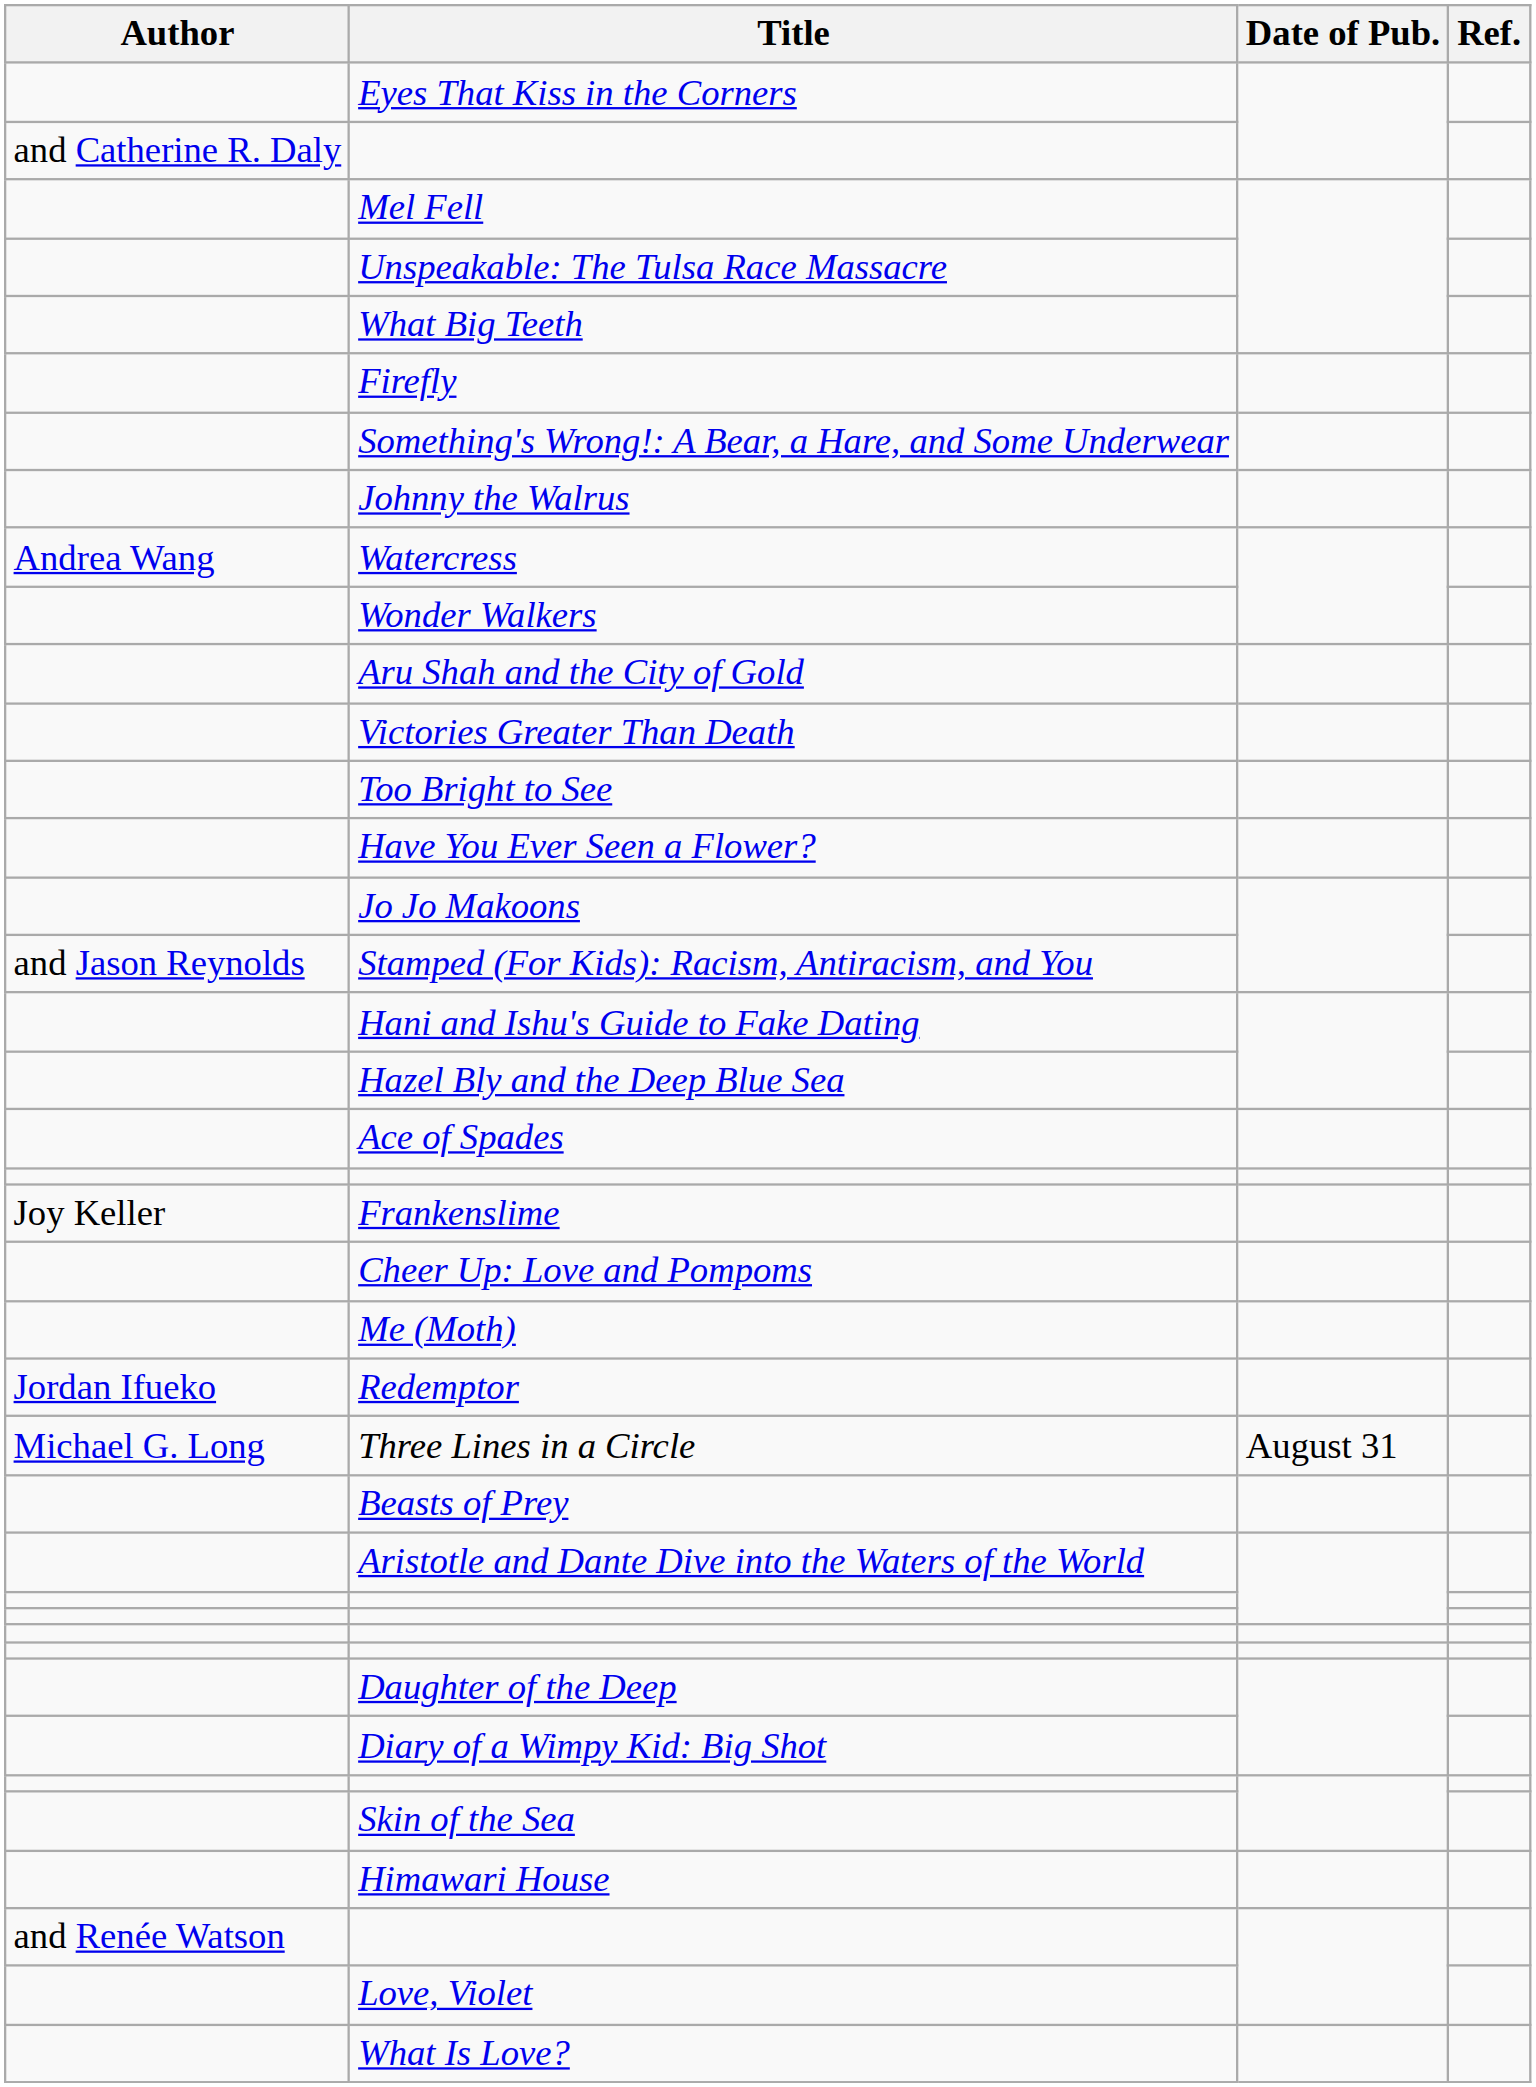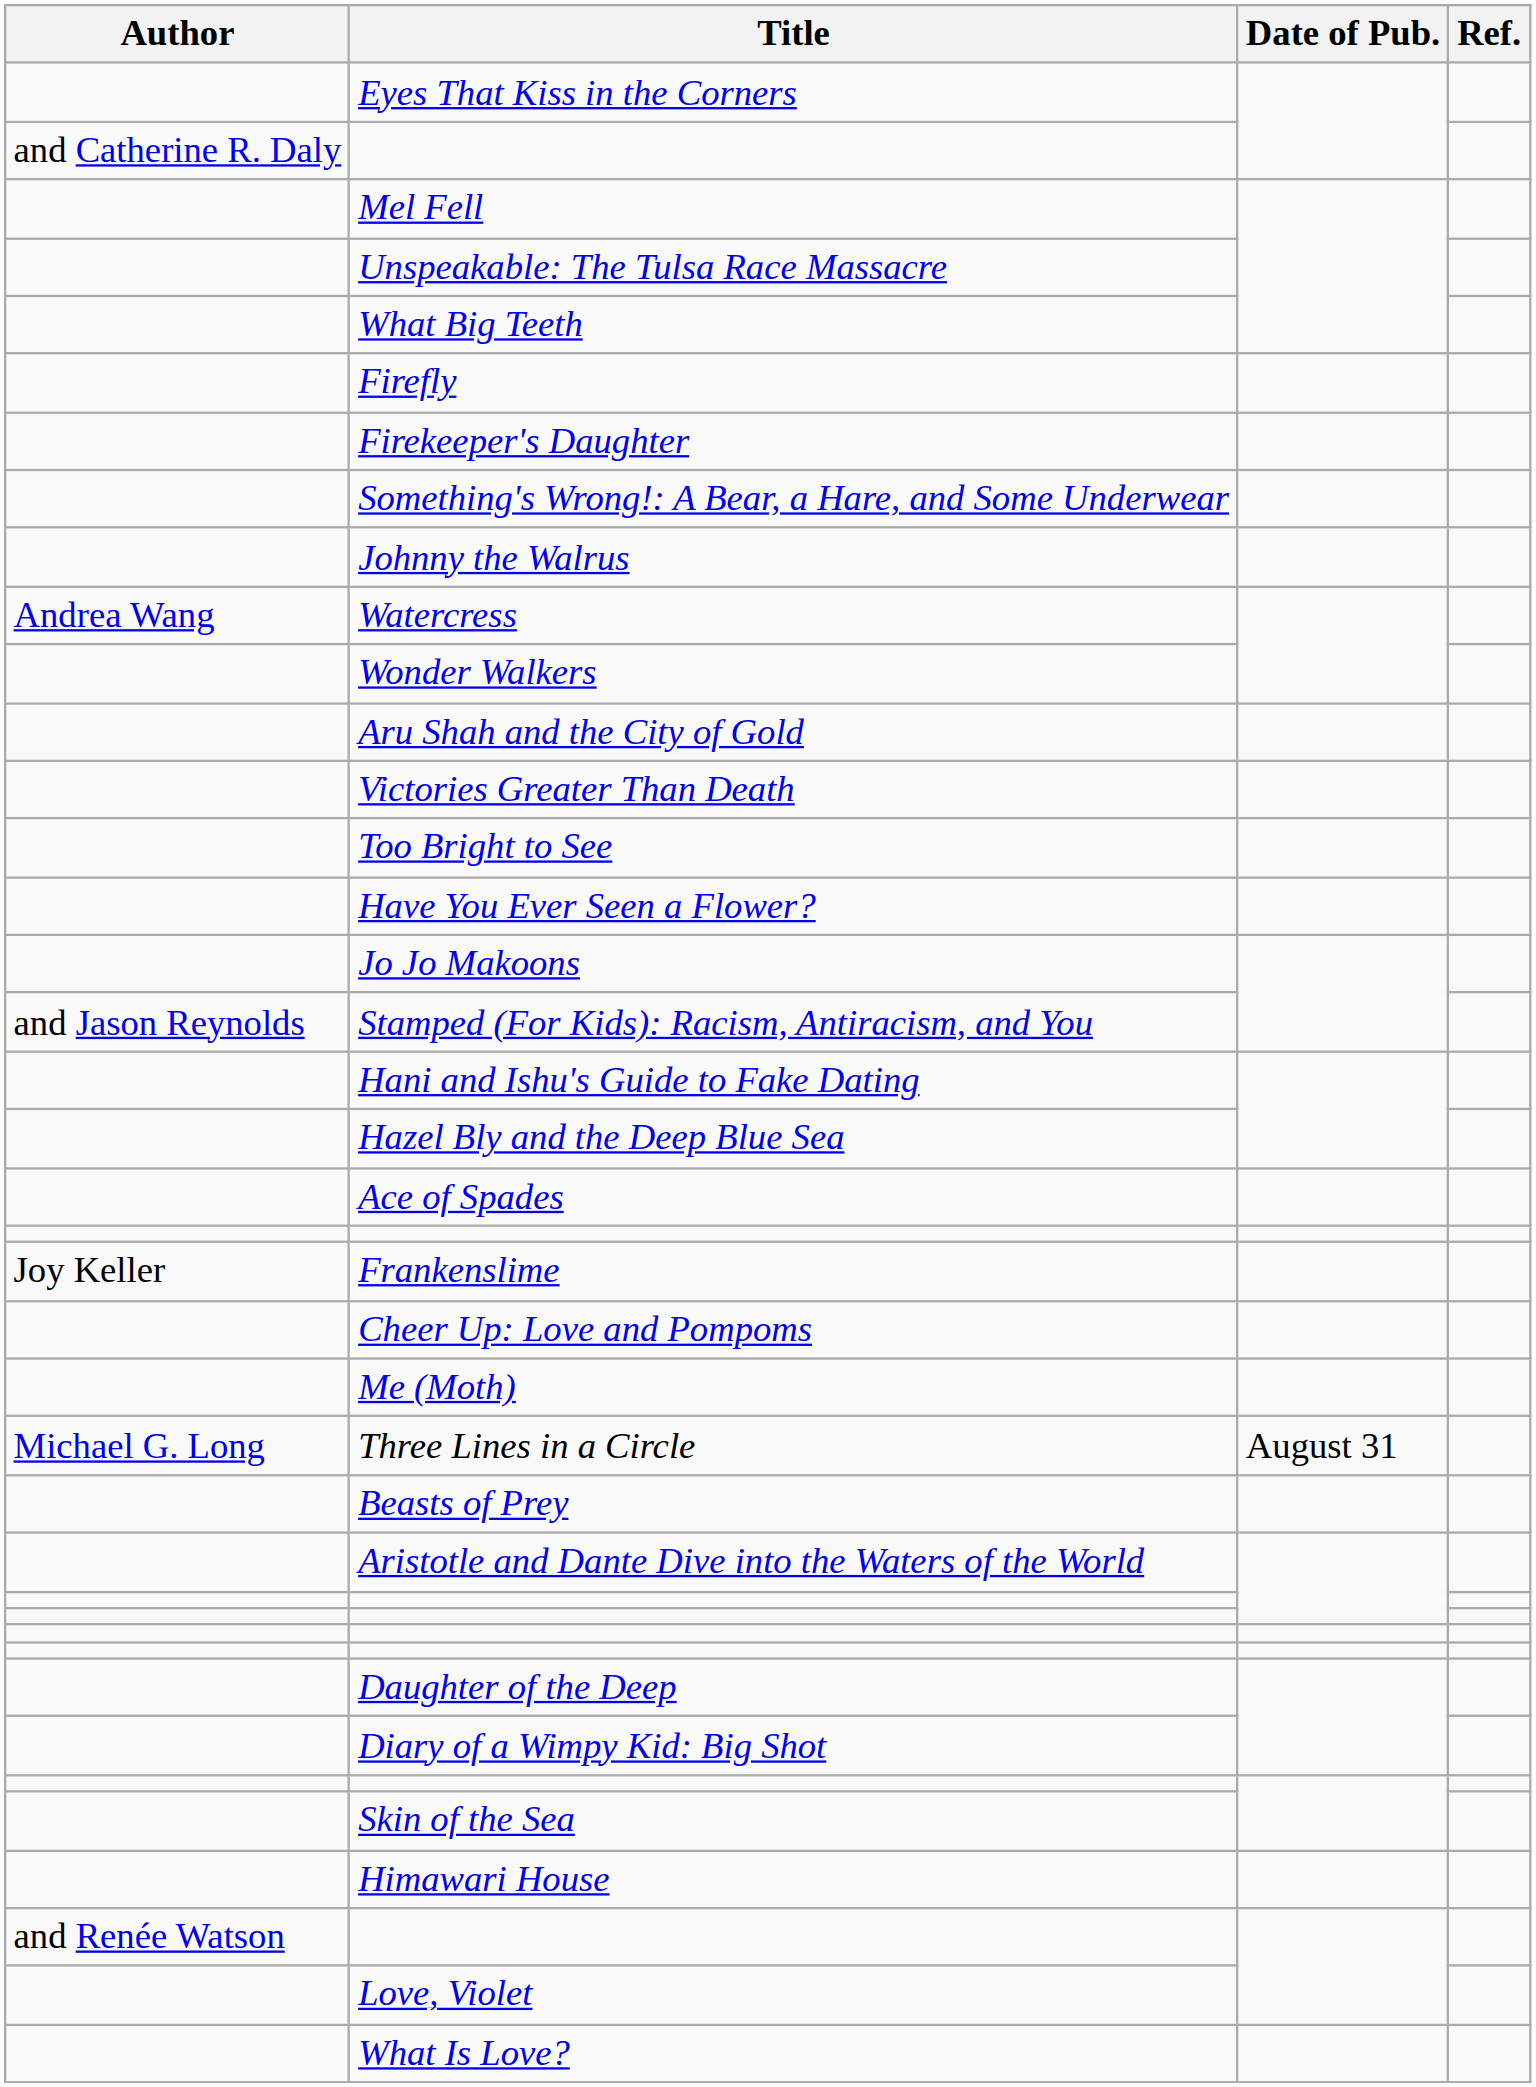+ row: (177, 441)
- row: (115, 1386)
